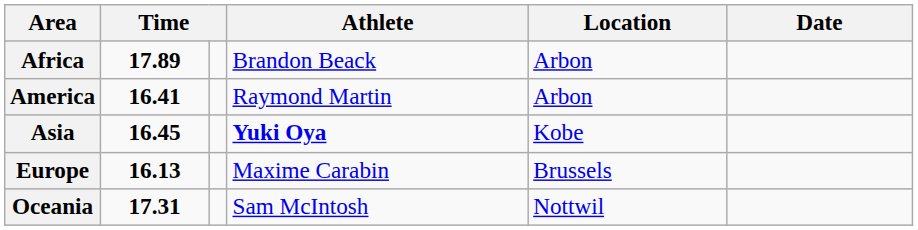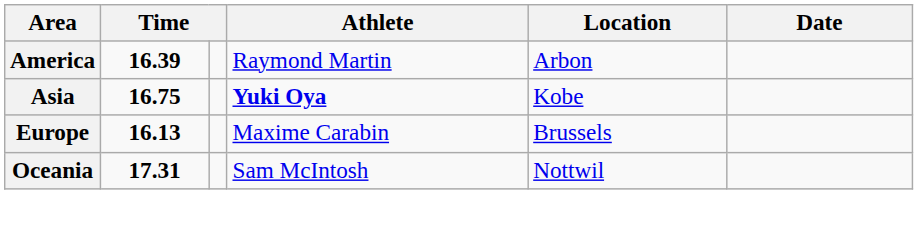- row: (53, 59)
(155, 96) 16.41 -> (155, 59) 16.39
(155, 133) 16.45 -> (155, 96) 16.75
